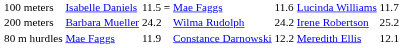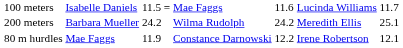(333, 22) Irene Robertson -> (329, 22) Meredith Ellis
(389, 22) 25.2 -> (389, 22) 25.1
(329, 38) Meredith Ellis -> (333, 38) Irene Robertson
